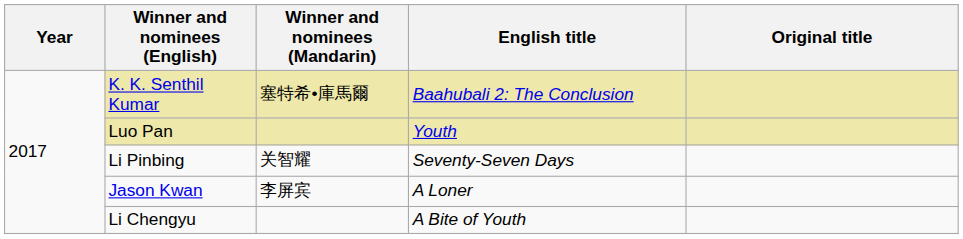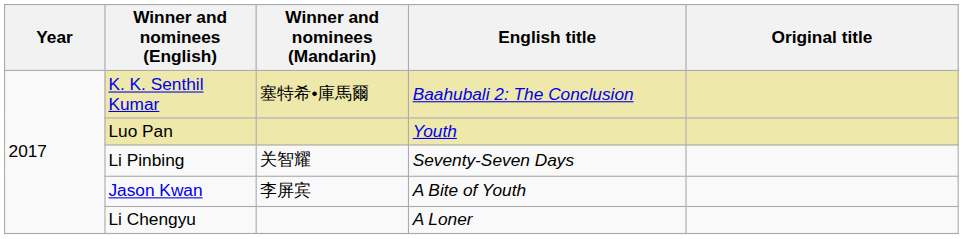(443, 191) A Loner -> (469, 191) A Bite of Youth
(469, 220) A Bite of Youth -> (443, 220) A Loner
